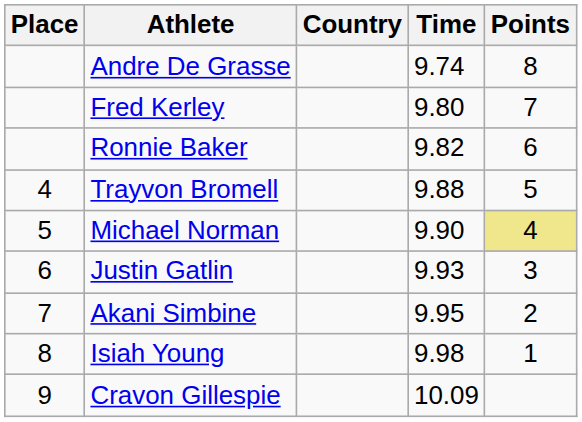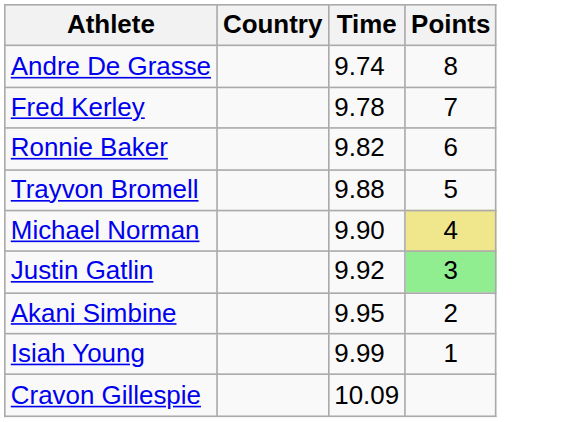- column: (45, 25)
(439, 107) 9.80 -> (360, 107) 9.78
(439, 271) 9.93 -> (360, 271) 9.92
(530, 271) no background -> (451, 271) lightgreen background
(439, 353) 9.98 -> (360, 353) 9.99
